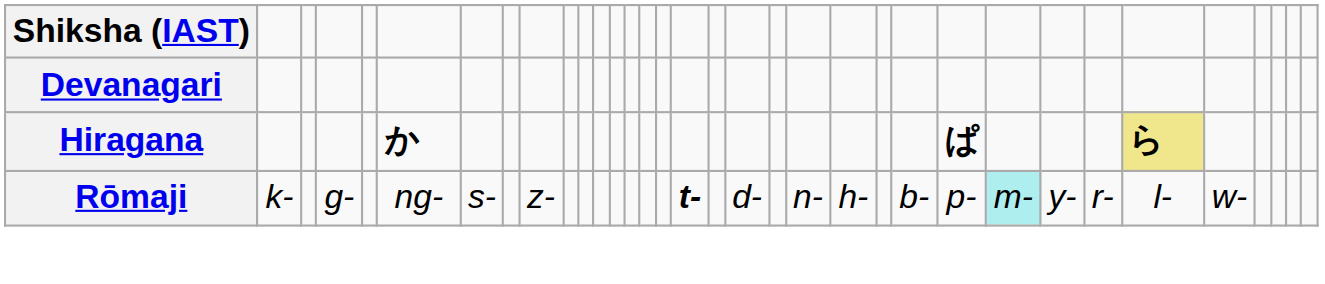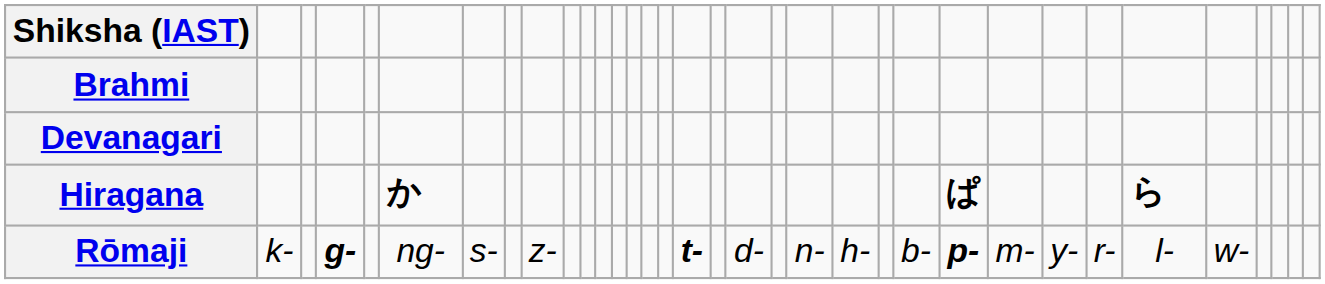+ row: (131, 84)
(1163, 139) khaki background -> (1165, 193) no background
(339, 197) normal -> (340, 250) bold
(961, 197) normal -> (963, 250) bold
(1013, 197) paleturquoise background -> (1015, 250) no background
